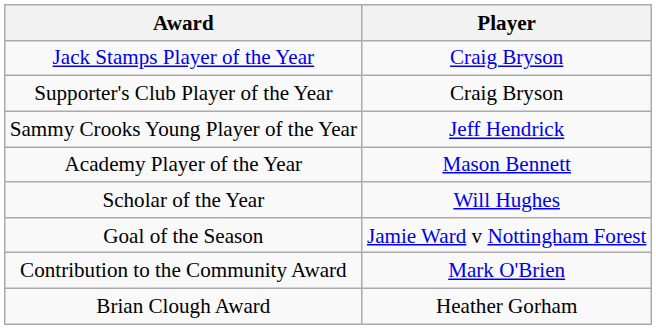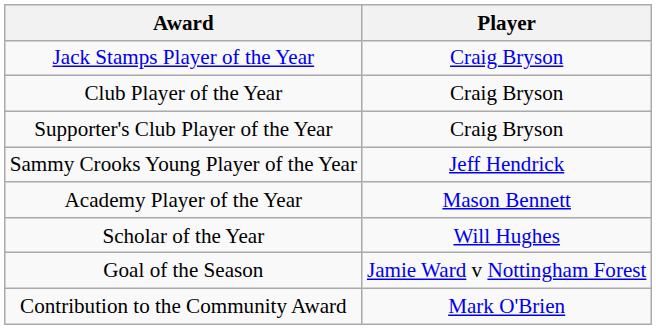+ row: (183, 93)
- row: (183, 305)
